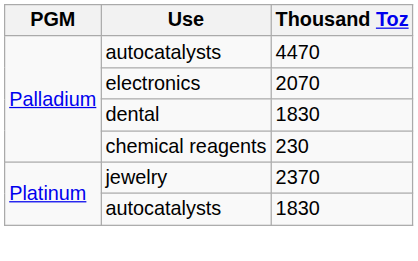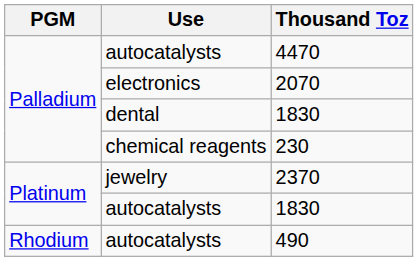+ row: (163, 240)
